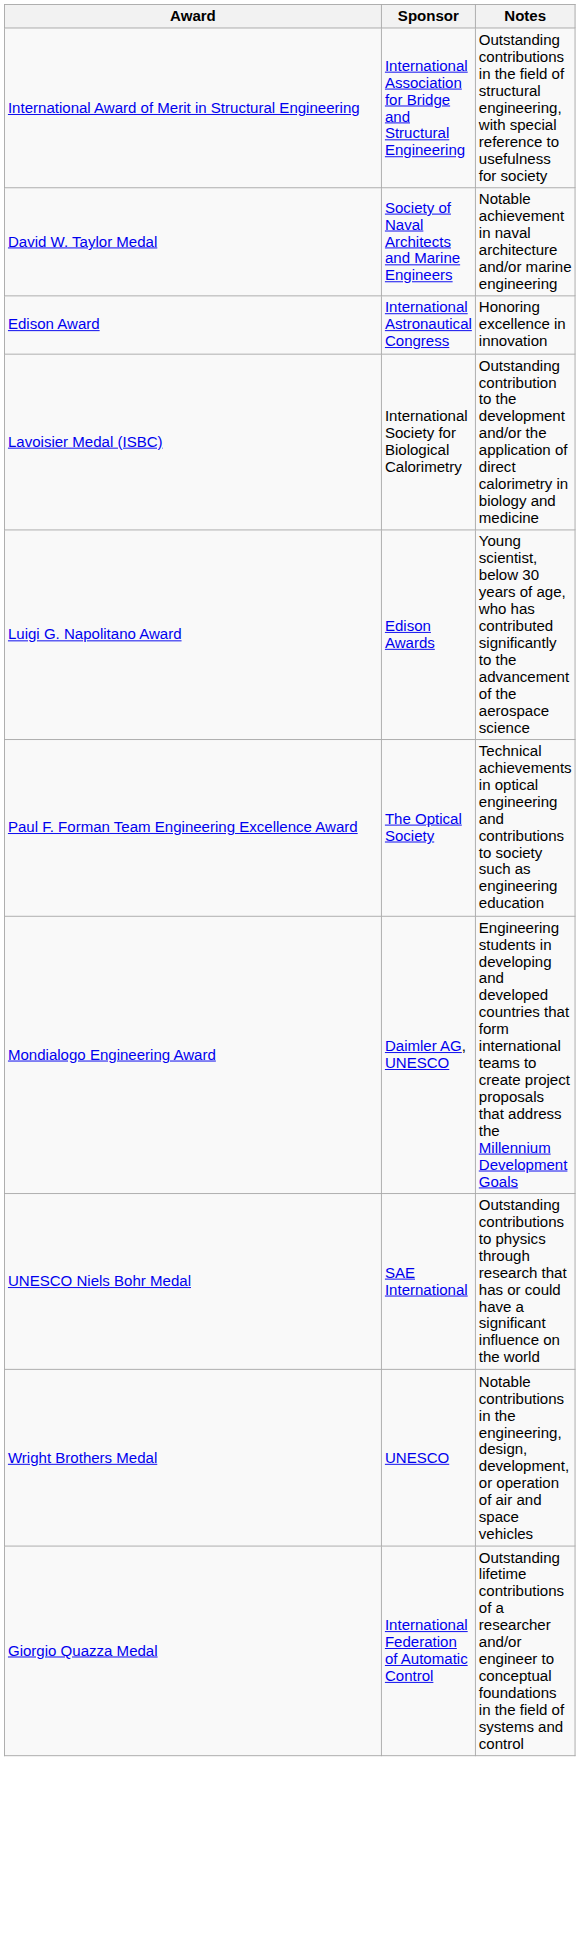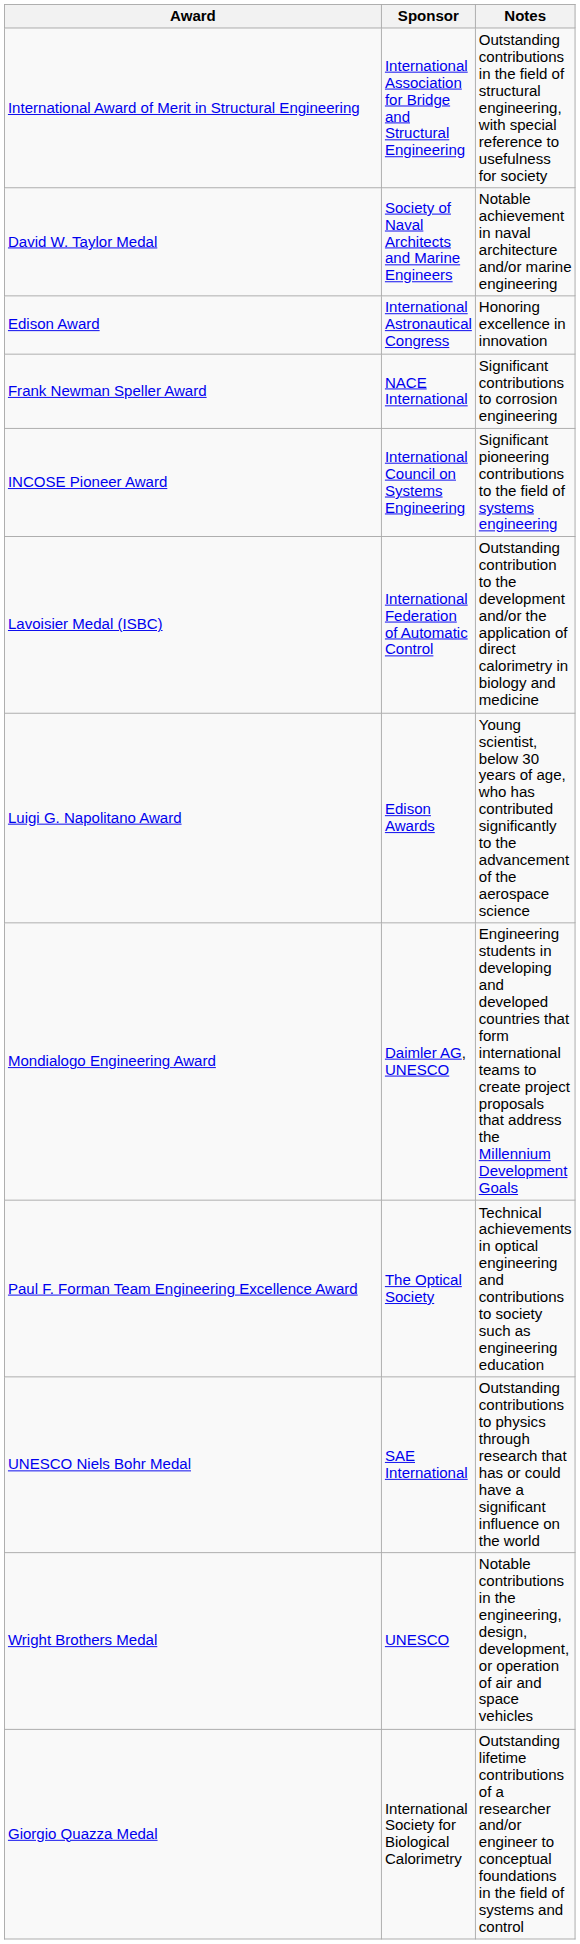+ row: (107, 391)
+ row: (88, 482)
(426, 441) International Society for Biological Calorimetry -> (426, 624) International Federation of Automatic Control
rows swapped: (112, 1054) <-> (183, 827)
(426, 1650) International Federation of Automatic Control -> (426, 1833) International Society for Biological Calorimetry
